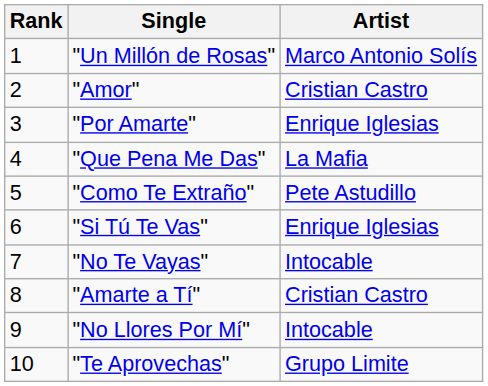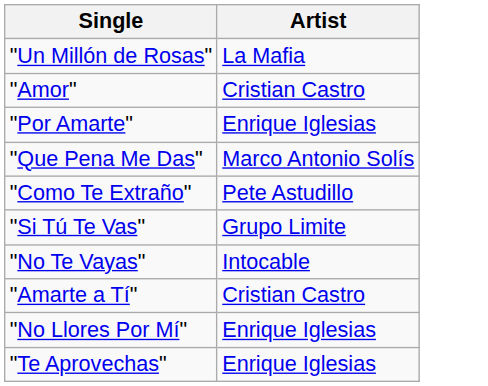- column: (36, 21)
(381, 55) Marco Antonio Solís -> (264, 55) La Mafia
(326, 158) La Mafia -> (318, 158) Marco Antonio Solís
(362, 227) Enrique Iglesias -> (284, 227) Grupo Limite
(329, 329) Intocable -> (299, 329) Enrique Iglesias
(347, 364) Grupo Limite -> (299, 364) Enrique Iglesias
